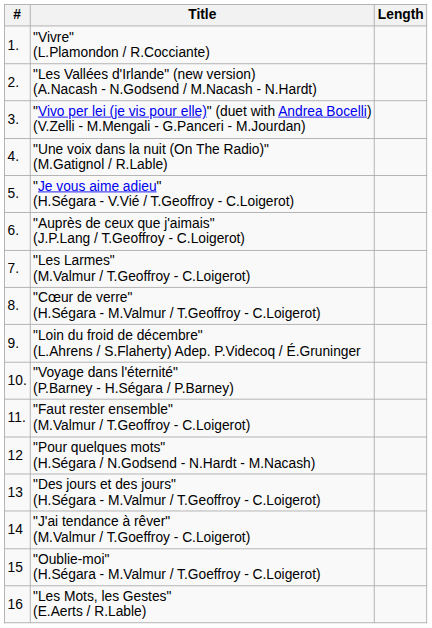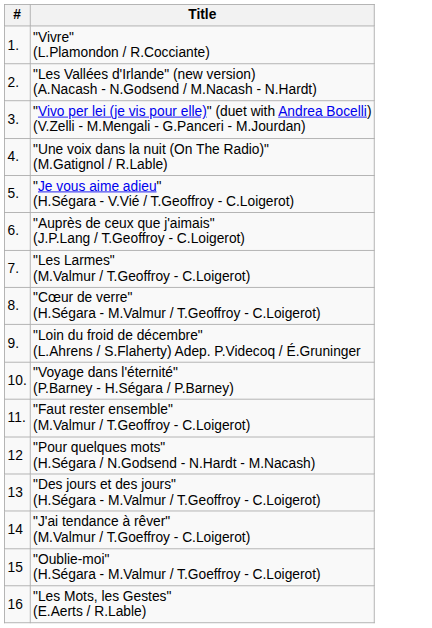- column: (401, 15)
